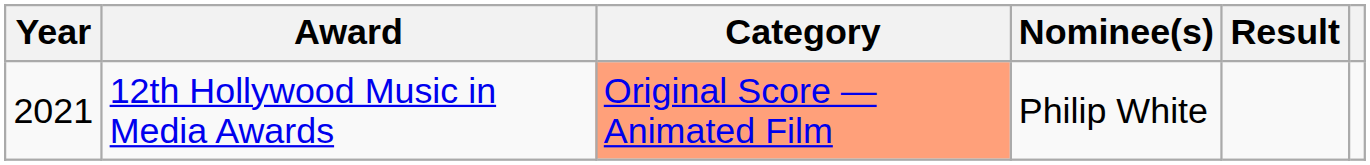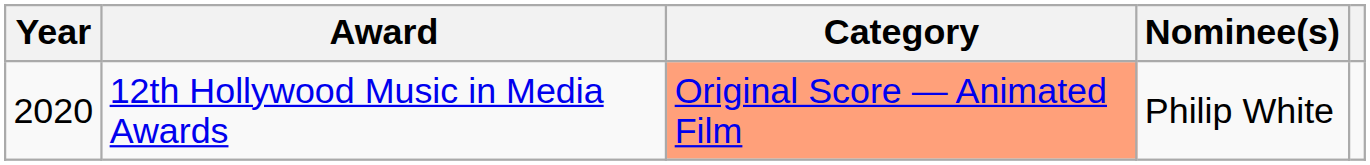- column: (1285, 32)
(53, 109) 2021 -> (53, 109) 2020
